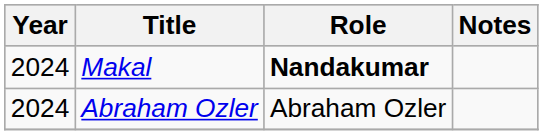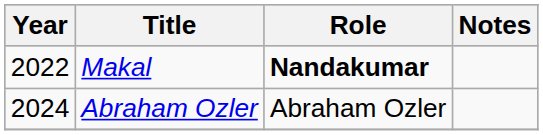(40, 66) 2024 -> (40, 66) 2022
